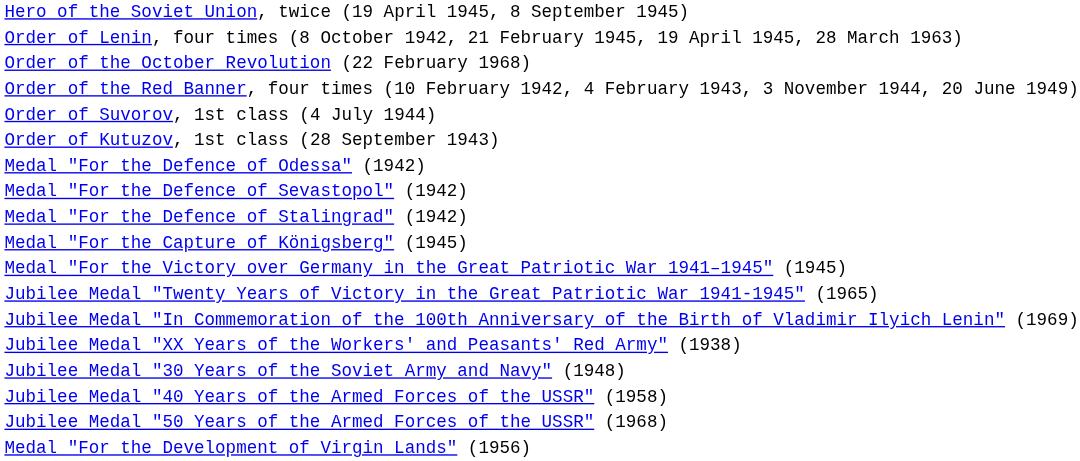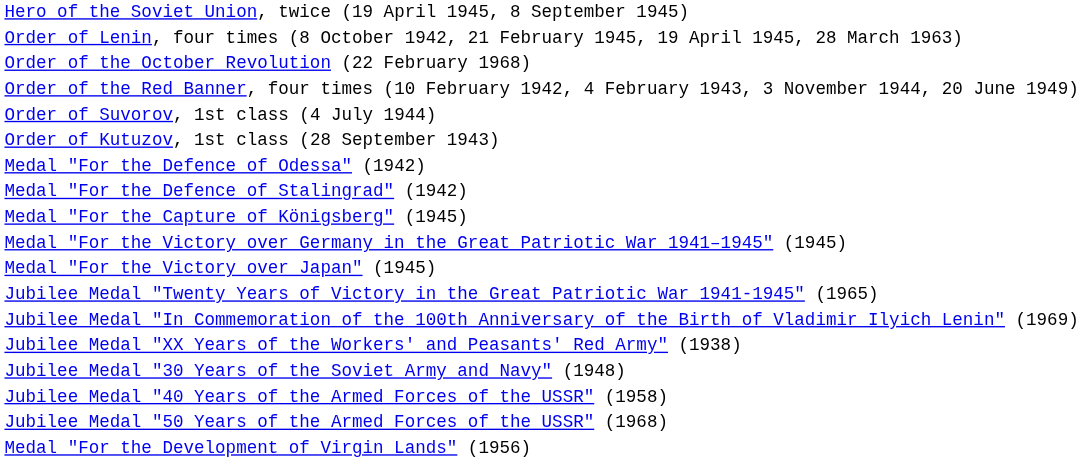- row: (236, 192)
+ row: (220, 269)
